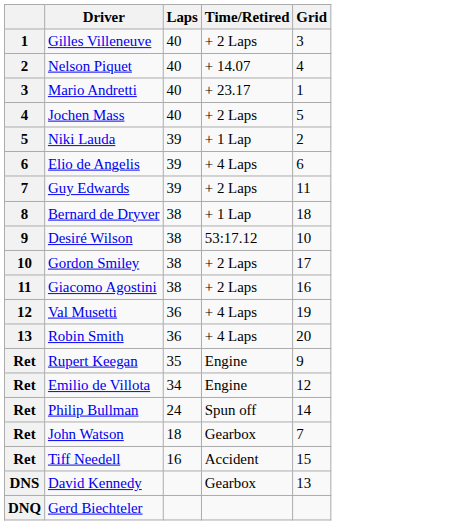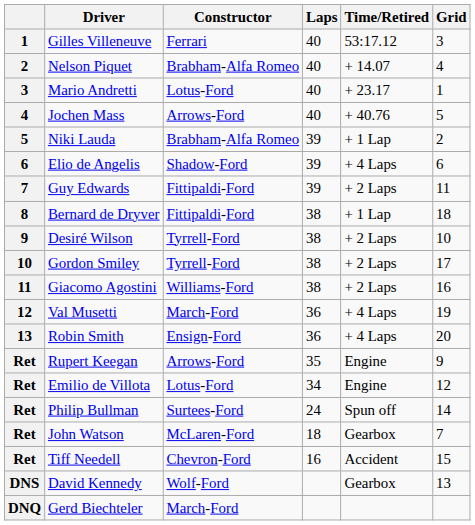+ column: (233, 16)
(231, 41) + 2 Laps -> (371, 41) 53:17.12
(231, 115) + 2 Laps -> (367, 115) + 40.76
(231, 238) 53:17.12 -> (371, 238) + 2 Laps
